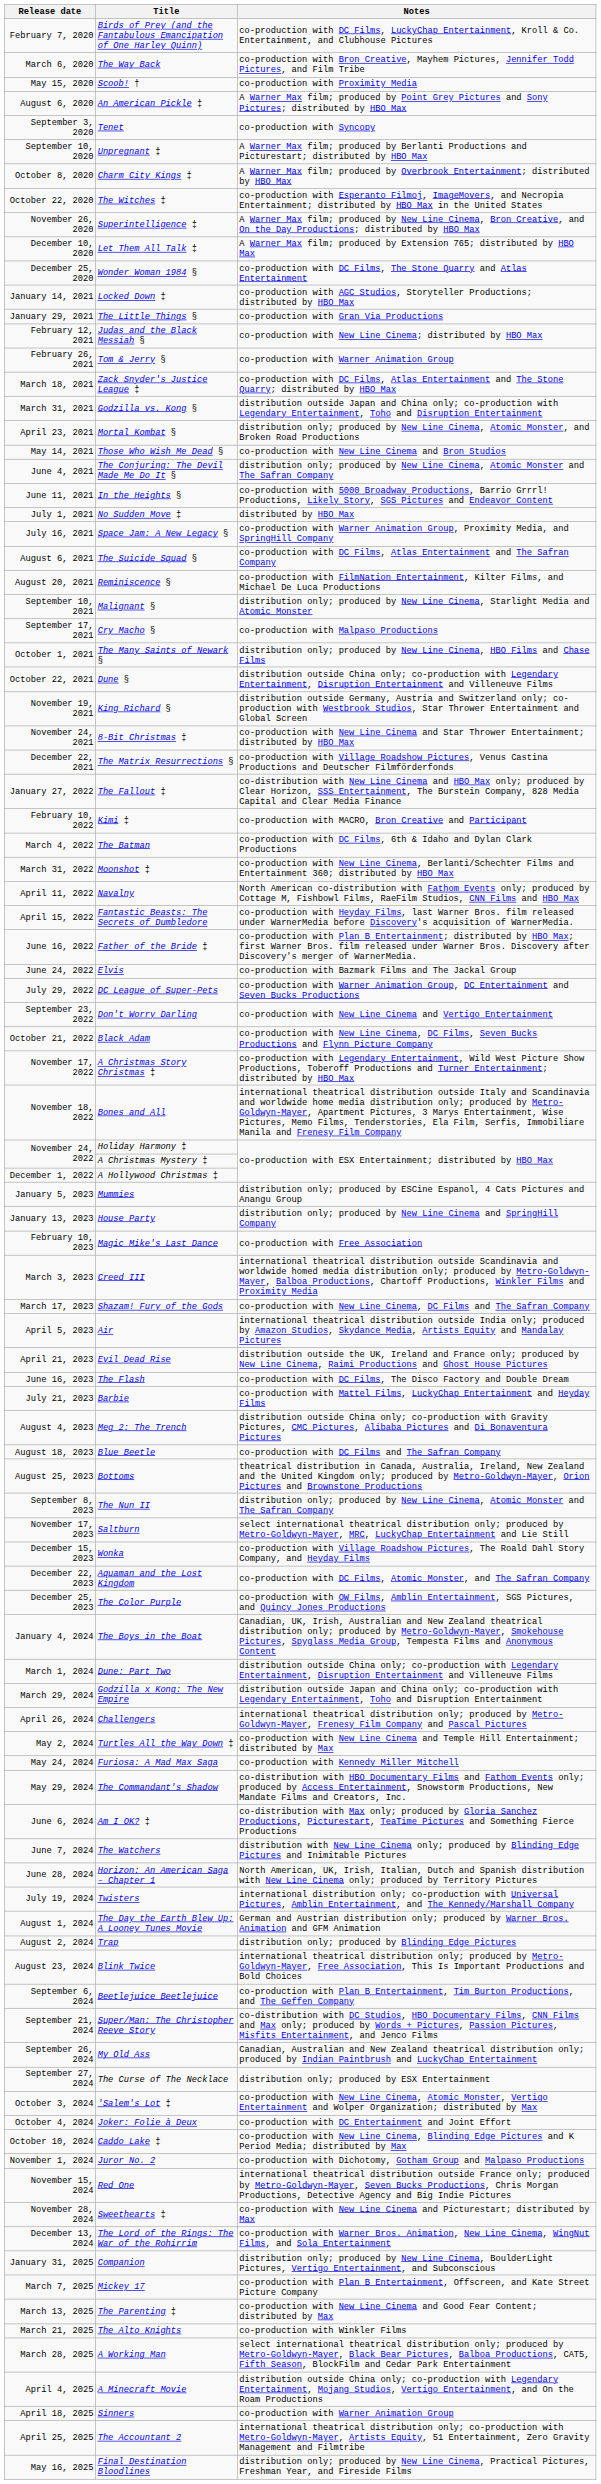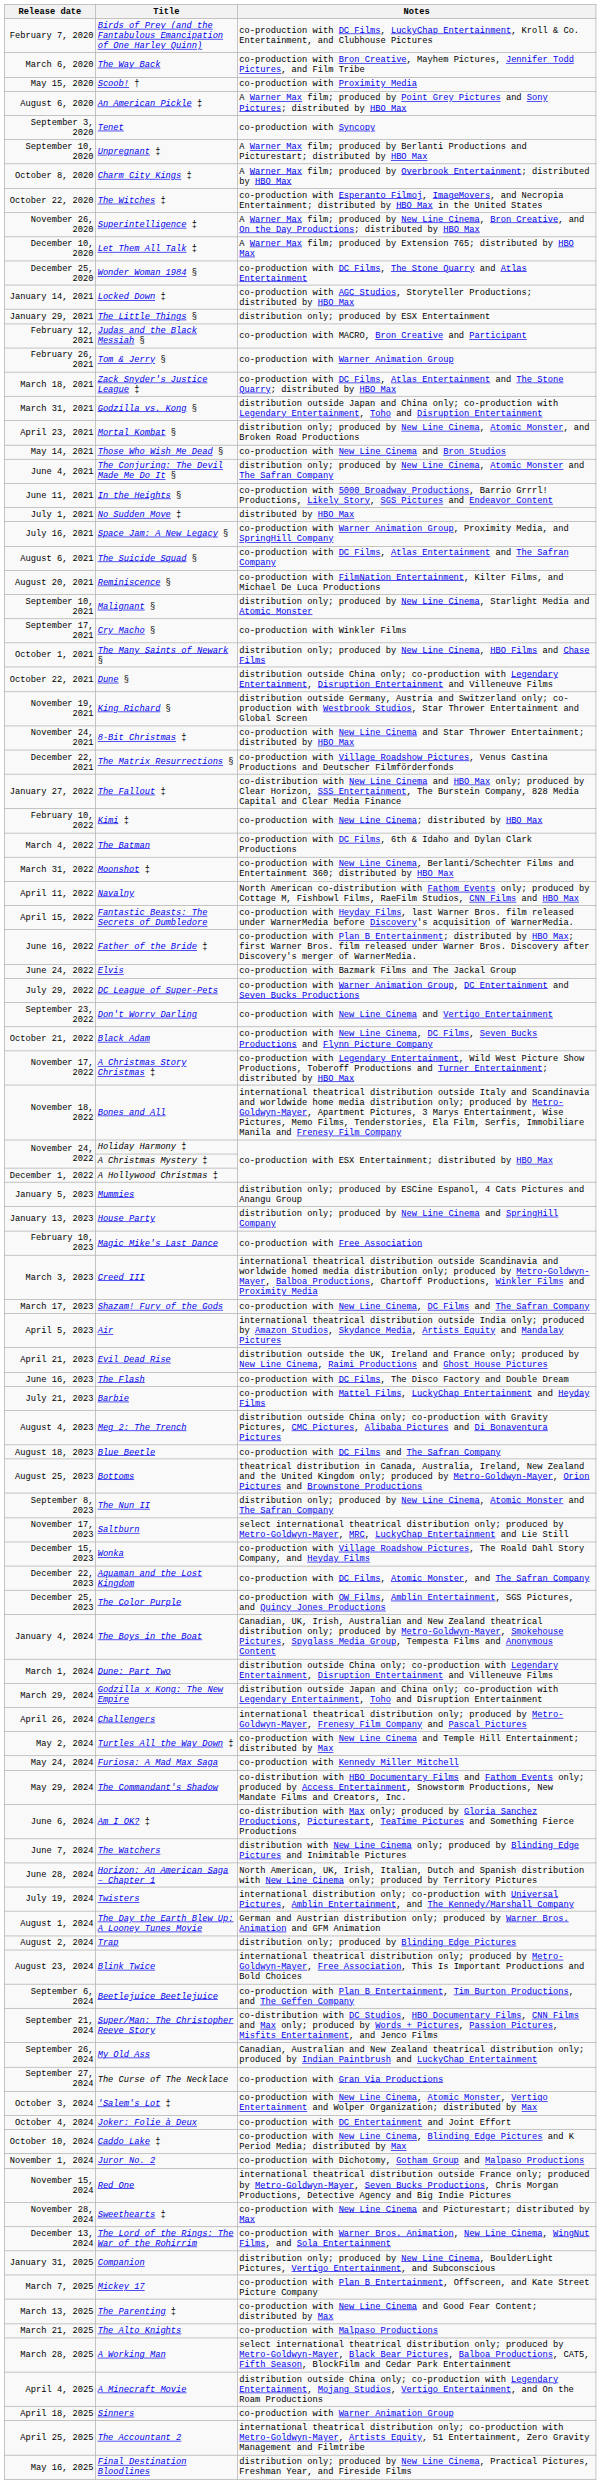(341, 317) co-production with Gran Via Productions -> (365, 317) distribution only; produced by ESX Entertainment
(391, 336) co-production with New Line Cinema; distributed by HBO Max -> (383, 336) co-production with MACRO, Bron Creative and Participant
(339, 631) co-production with Malpaso Productions -> (323, 631) co-production with Winkler Films
(383, 821) co-production with MACRO, Bron Creative and Participant -> (391, 821) co-production with New Line Cinema; distributed by HBO Max
(365, 2079) distribution only; produced by ESX Entertainment -> (341, 2079) co-production with Gran Via Productions
(323, 2331) co-production with Winkler Films -> (339, 2331) co-production with Malpaso Productions
